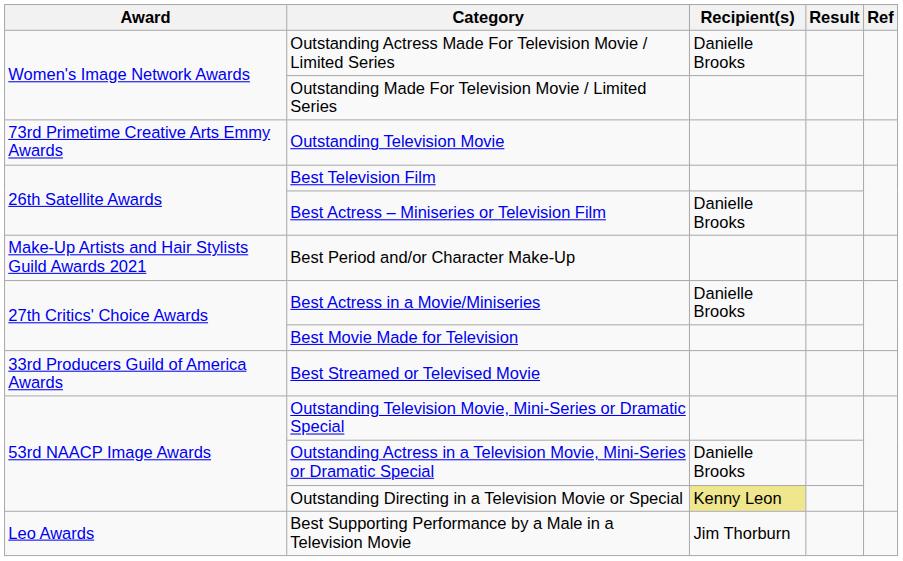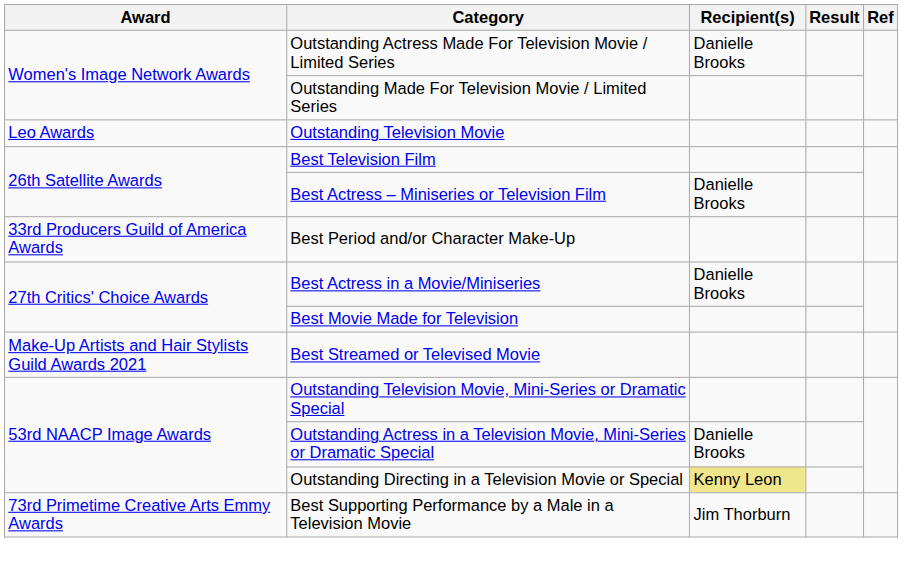(139, 142) 73rd Primetime Creative Arts Emmy Awards -> (51, 133) Leo Awards
(128, 257) Make-Up Artists and Hair Stylists Guild Awards 2021 -> (127, 239) 33rd Producers Guild of America Awards
(127, 373) 33rd Producers Guild of America Awards -> (128, 354) Make-Up Artists and Hair Stylists Guild Awards 2021
(51, 533) Leo Awards -> (139, 514) 73rd Primetime Creative Arts Emmy Awards
